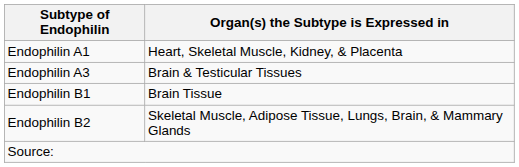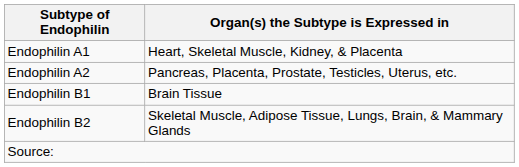+ row: (49, 72)
- row: (49, 72)
